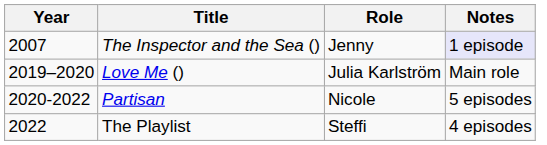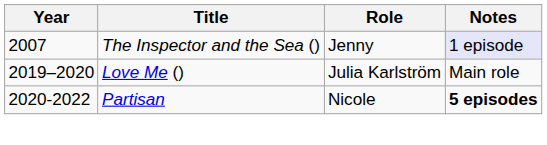(490, 99) normal -> (493, 99) bold
- row: (146, 126)
